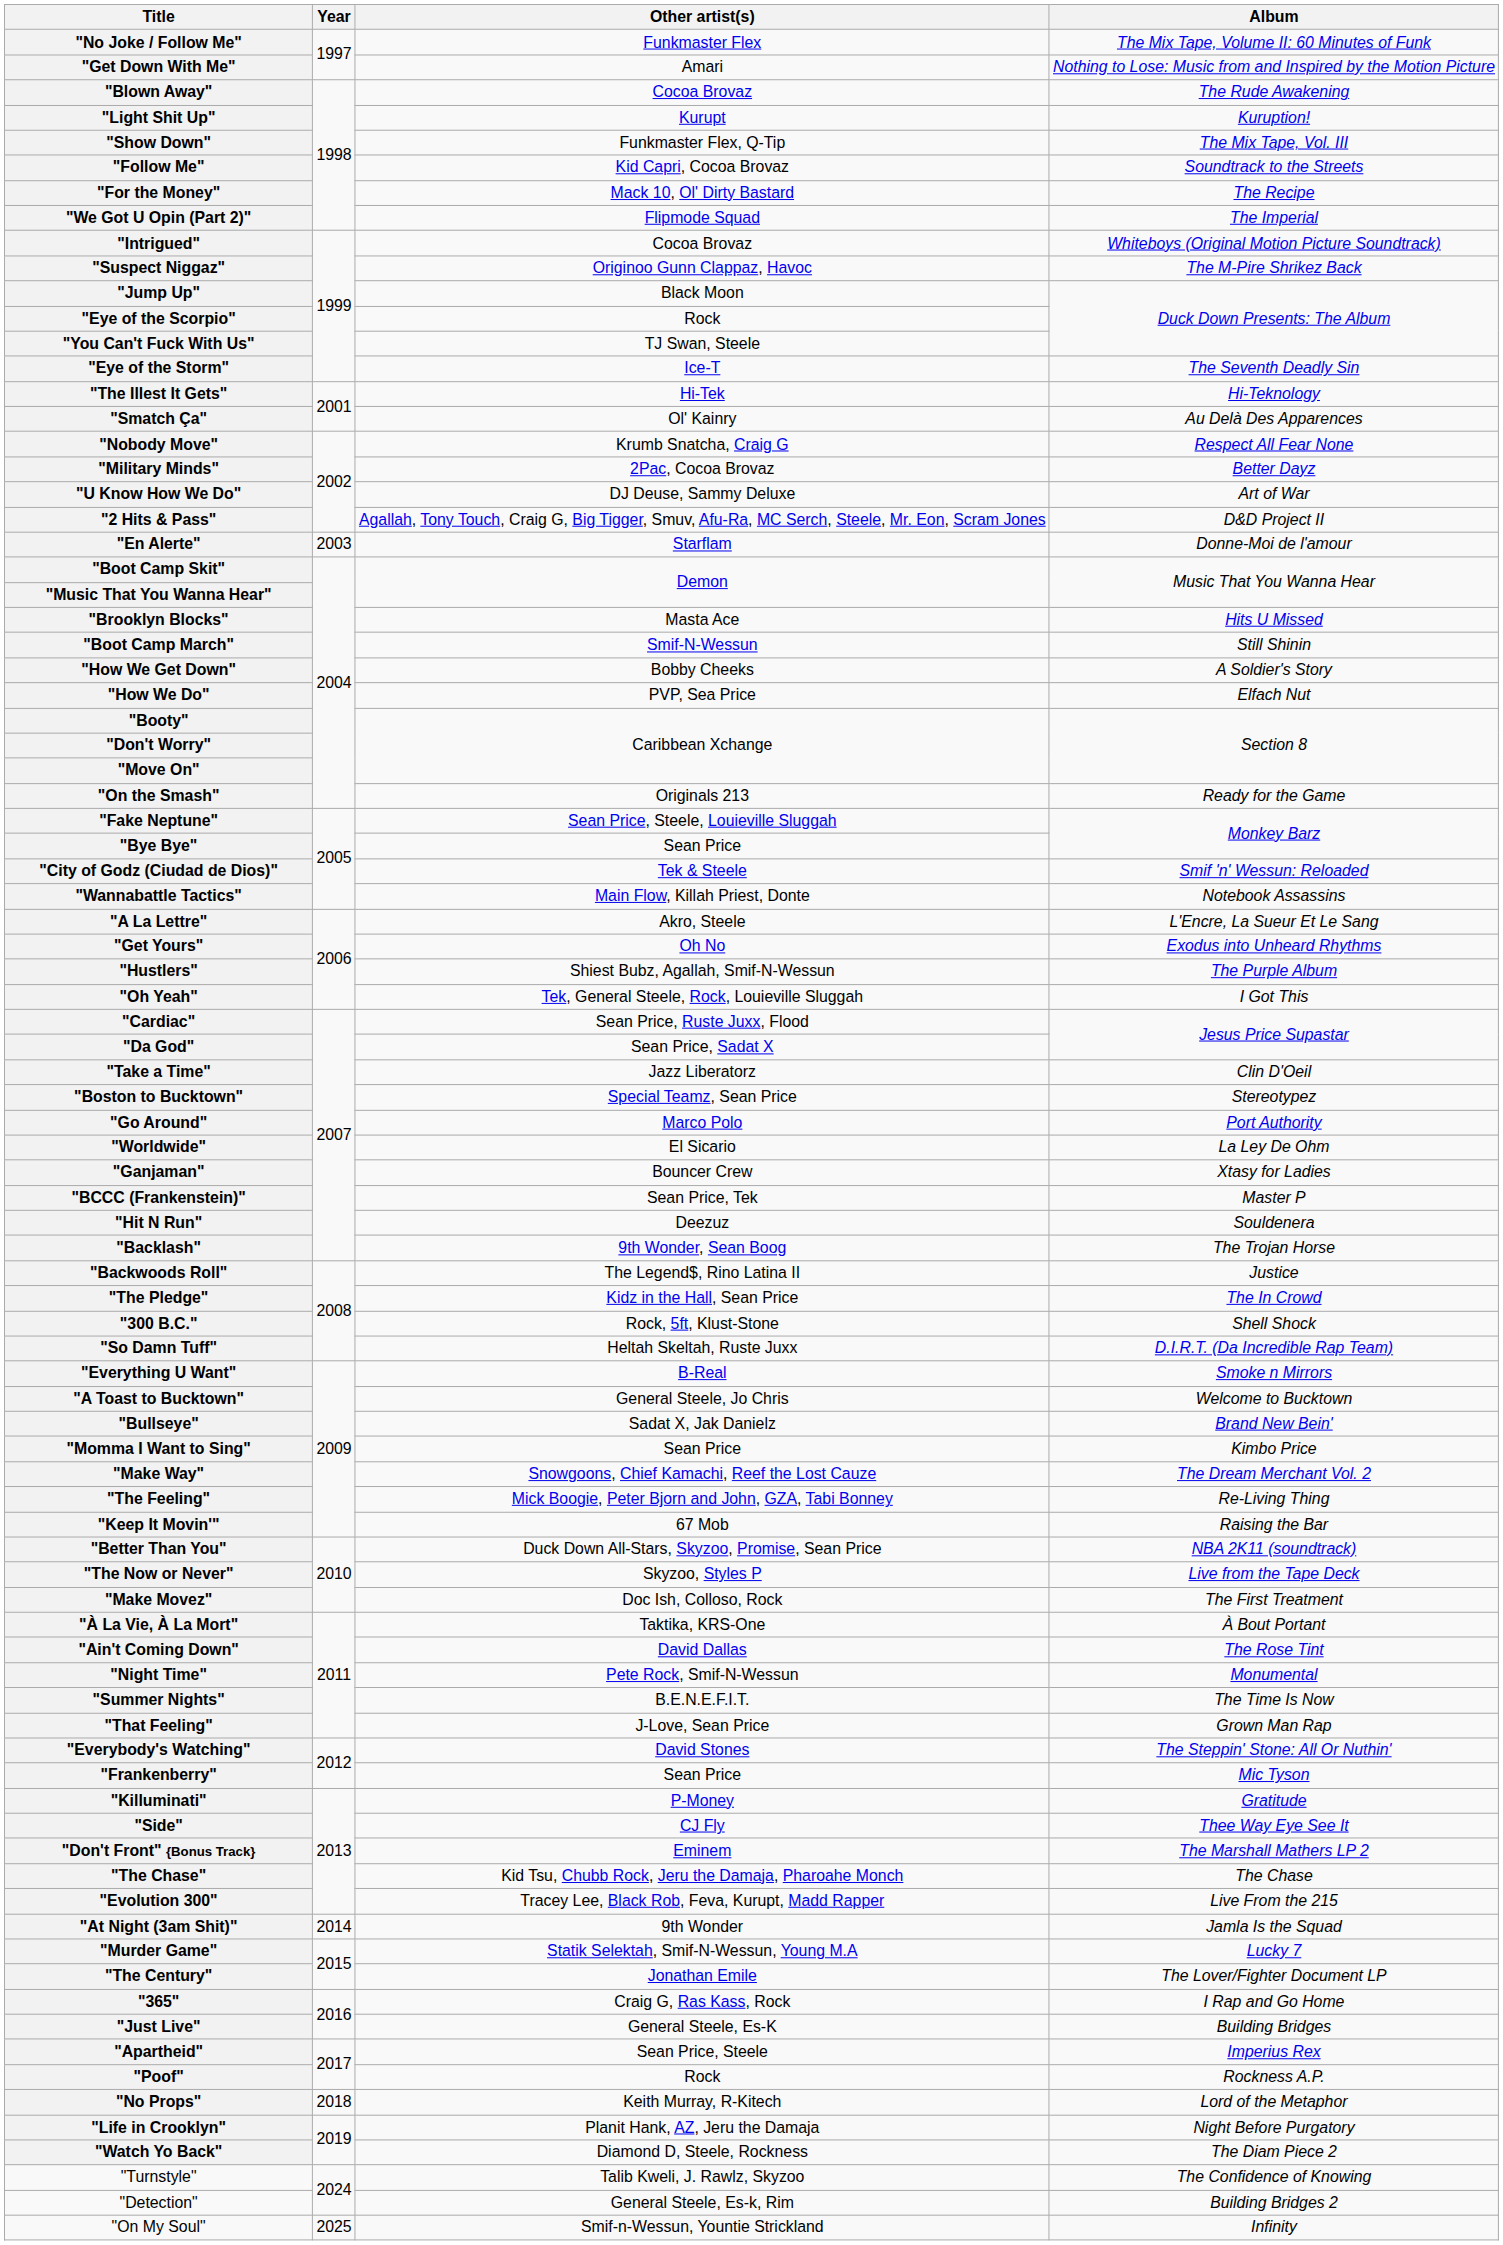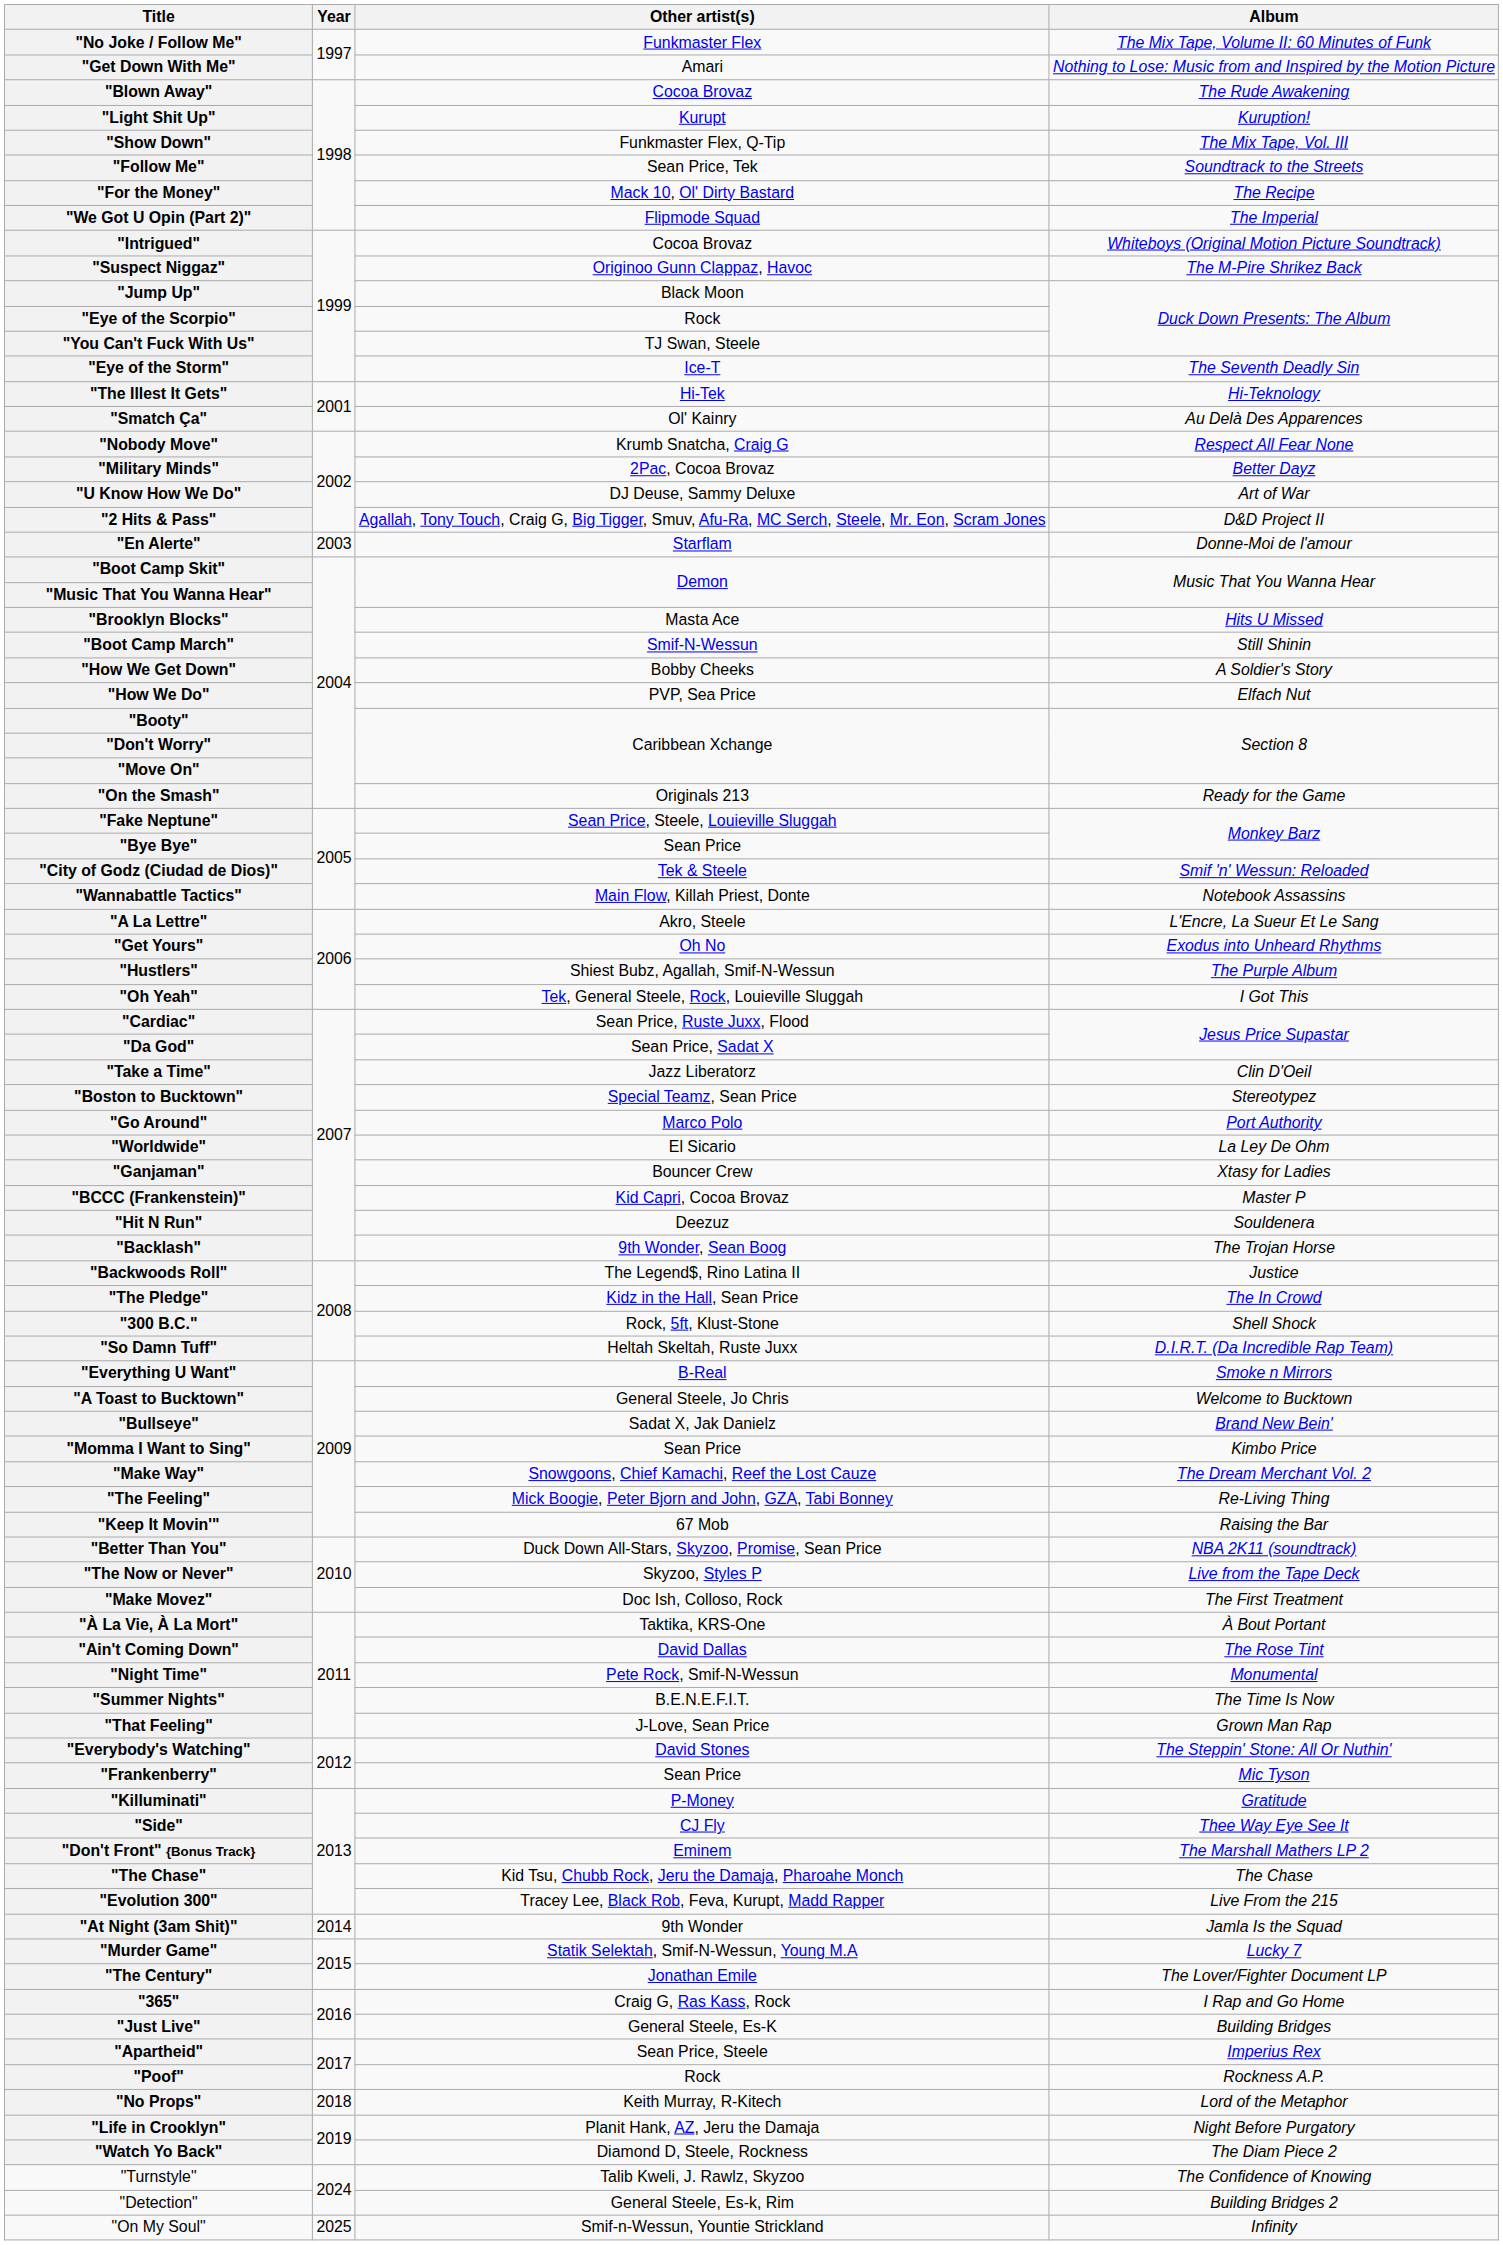(702, 167) Kid Capri, Cocoa Brovaz -> (702, 167) Sean Price, Tek
(702, 1197) Sean Price, Tek -> (702, 1197) Kid Capri, Cocoa Brovaz
